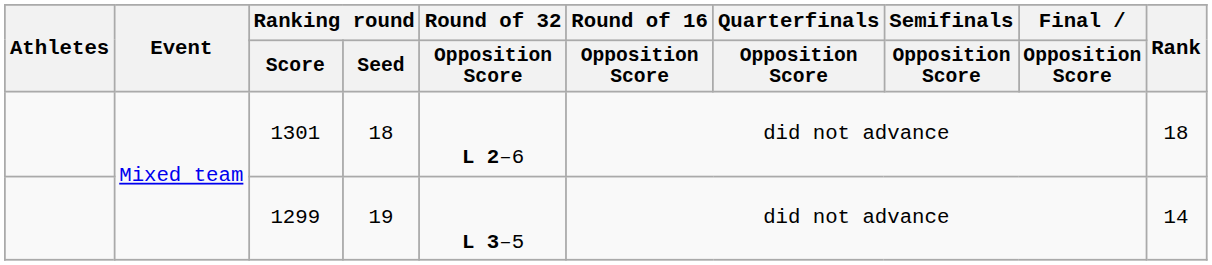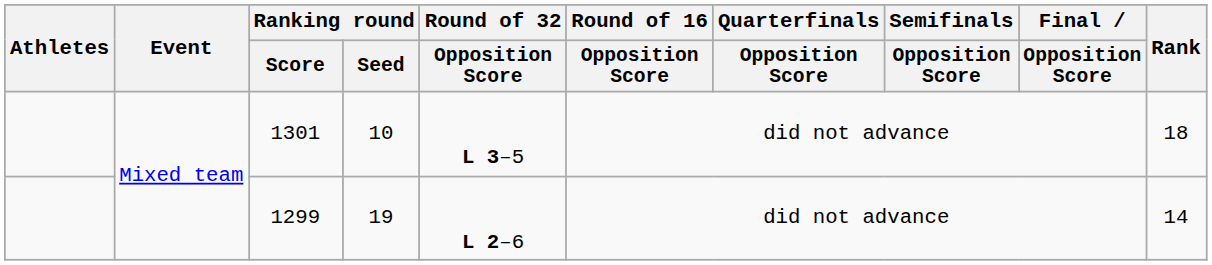(381, 134) 18 -> (381, 134) 10
(493, 158) L 2–6 -> (493, 158) L 3–5
(493, 243) L 3–5 -> (493, 243) L 2–6
